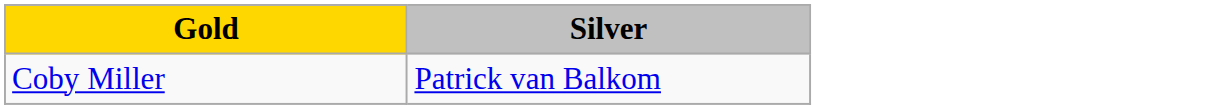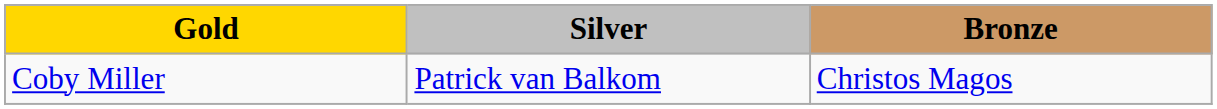+ column: (1011, 29)
